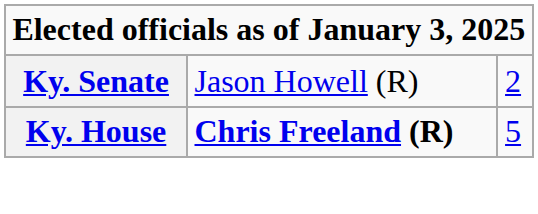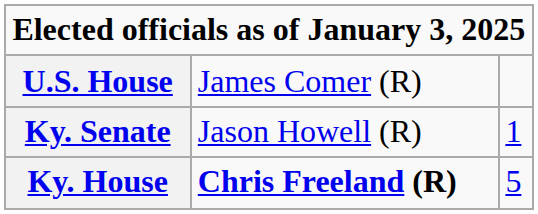+ row: (98, 80)
(513, 80) 2 -> (513, 131) 1
